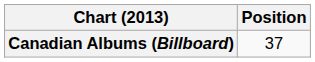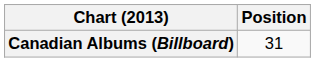(274, 43) 37 -> (274, 43) 31
